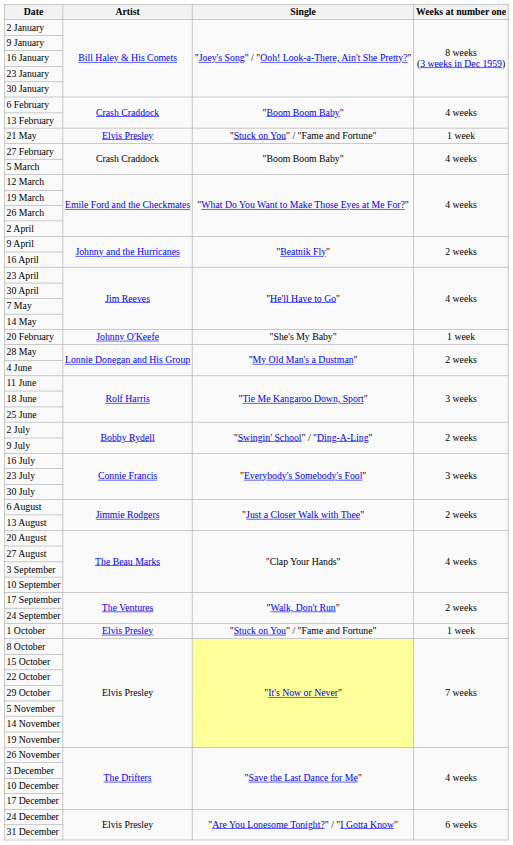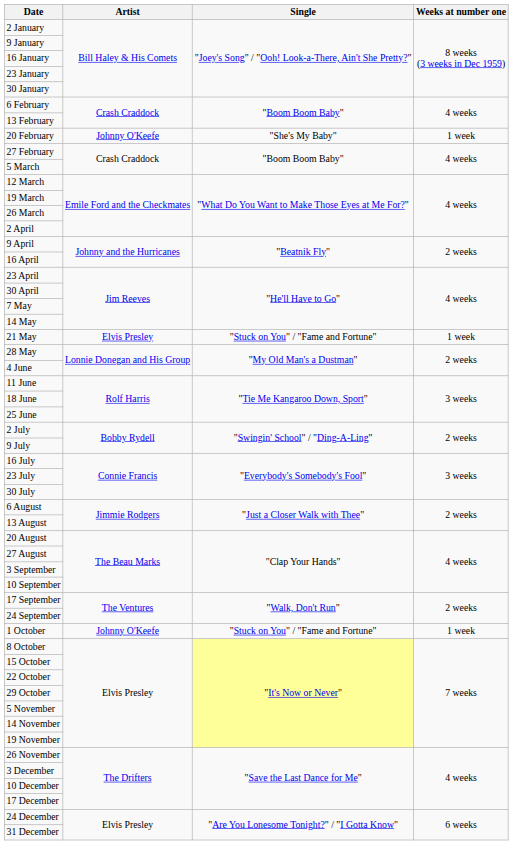rows swapped: (30, 337) <-> (22, 136)
(128, 631) Elvis Presley -> (128, 631) Johnny O'Keefe
